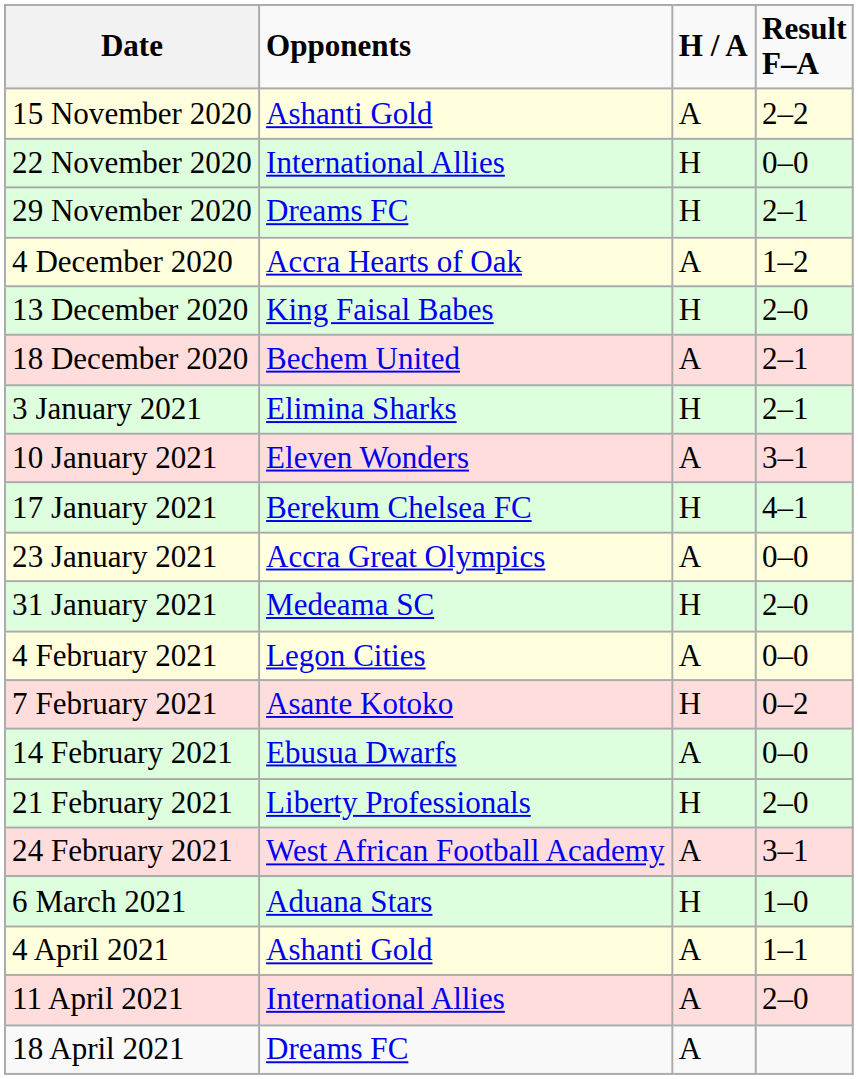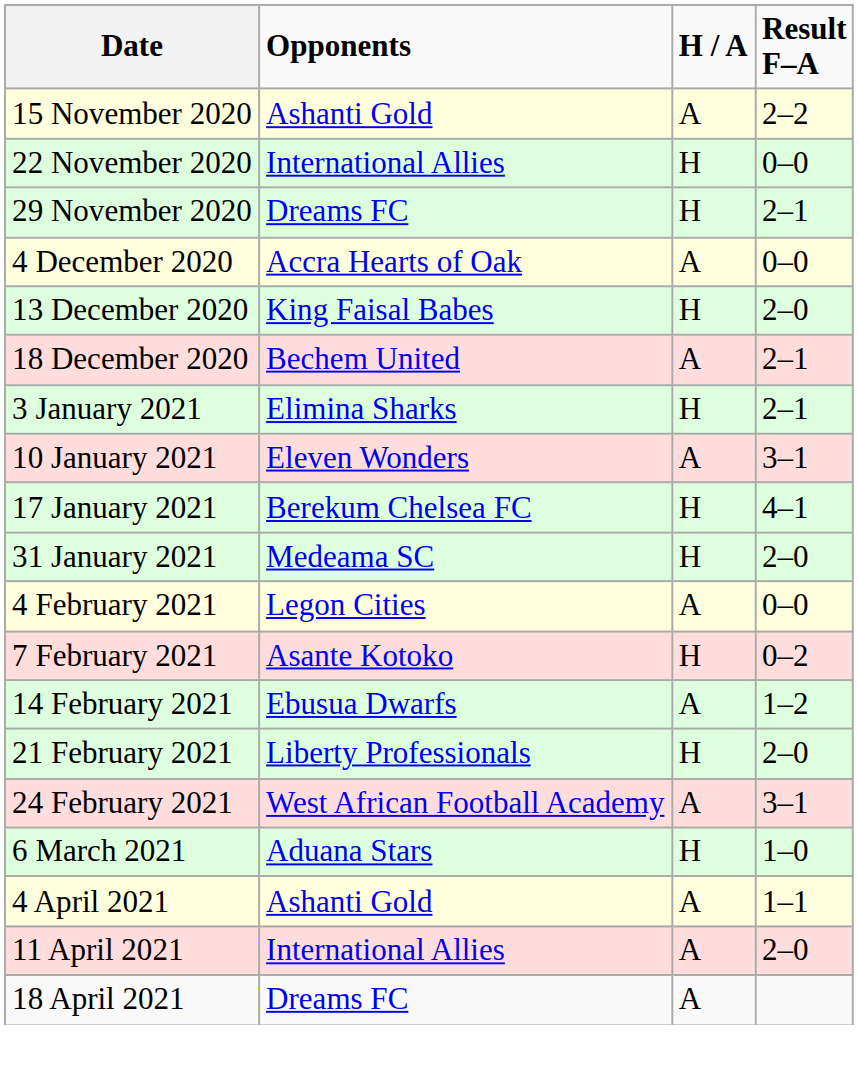(785, 260) 1–2 -> (785, 260) 0–0
- row: (115, 556)
(785, 753) 0–0 -> (785, 703) 1–2
